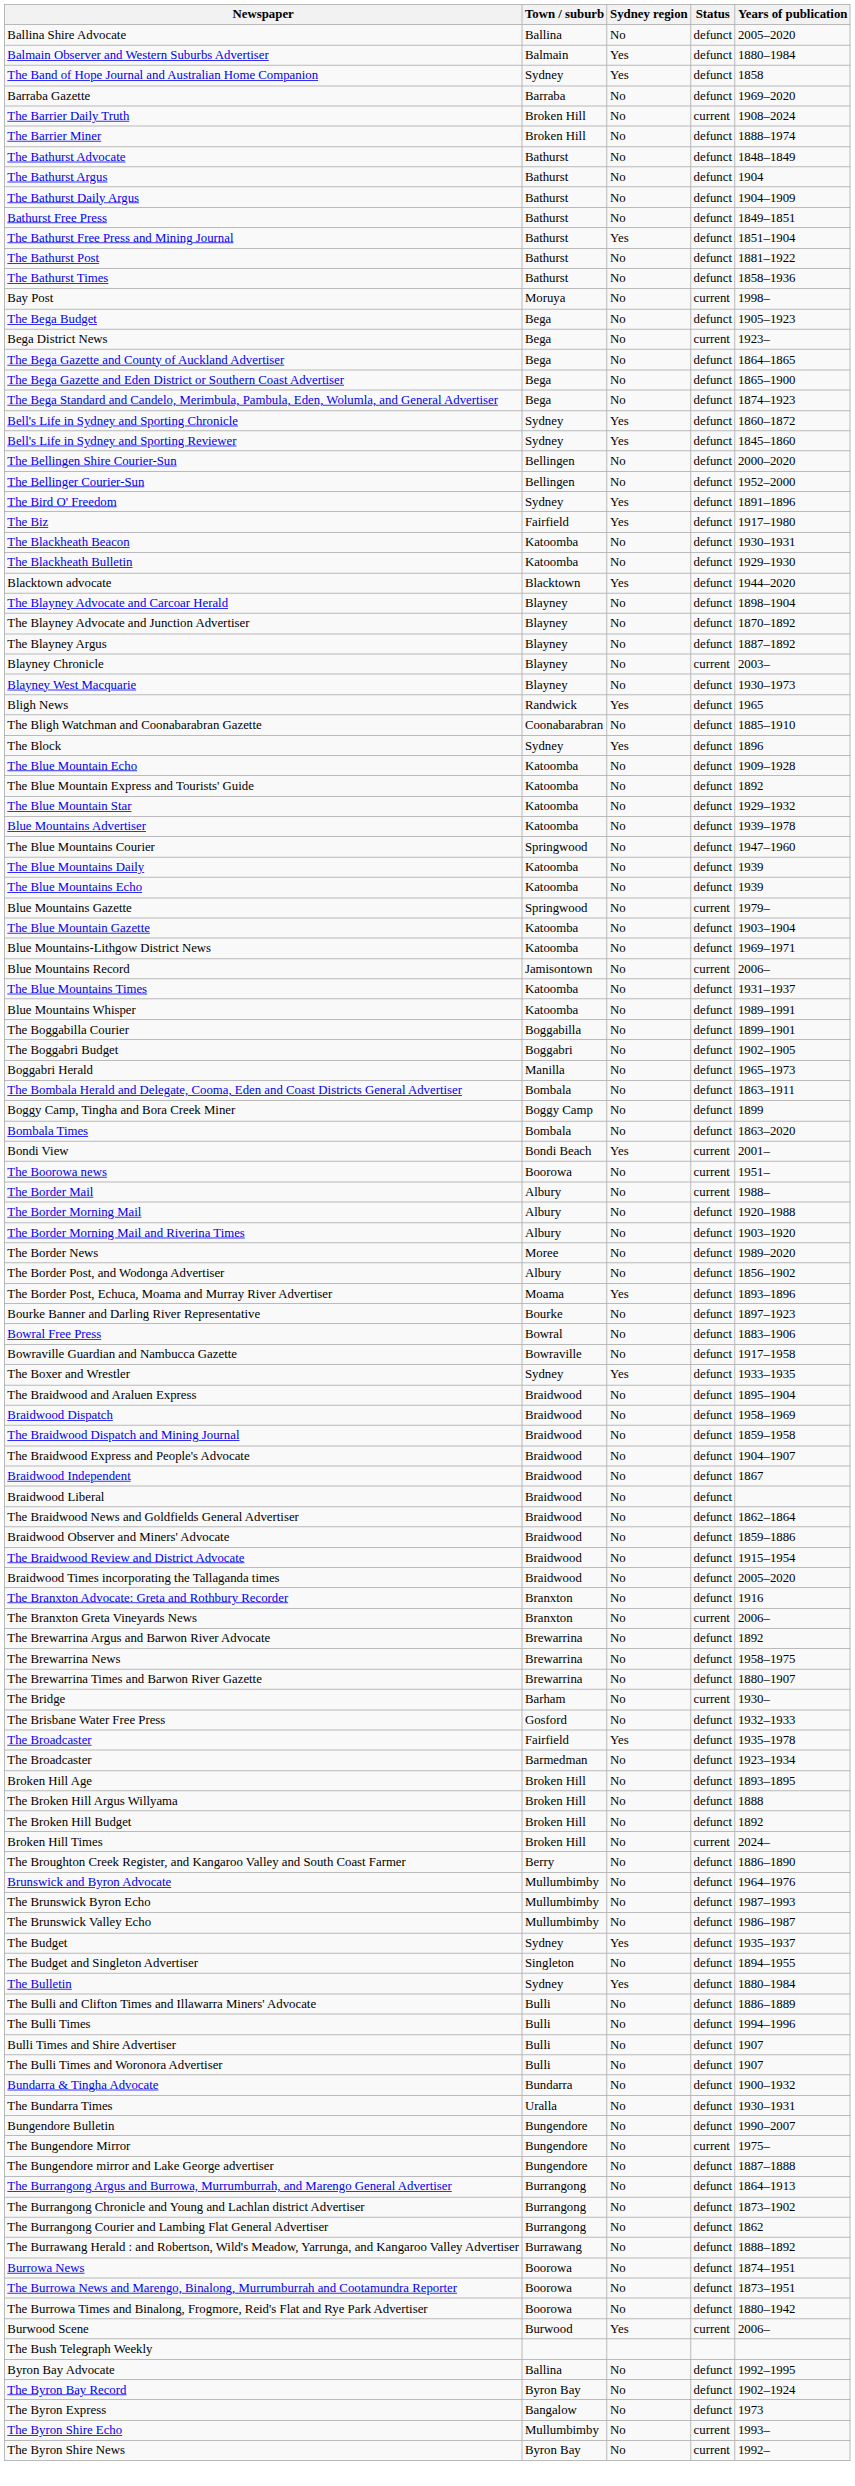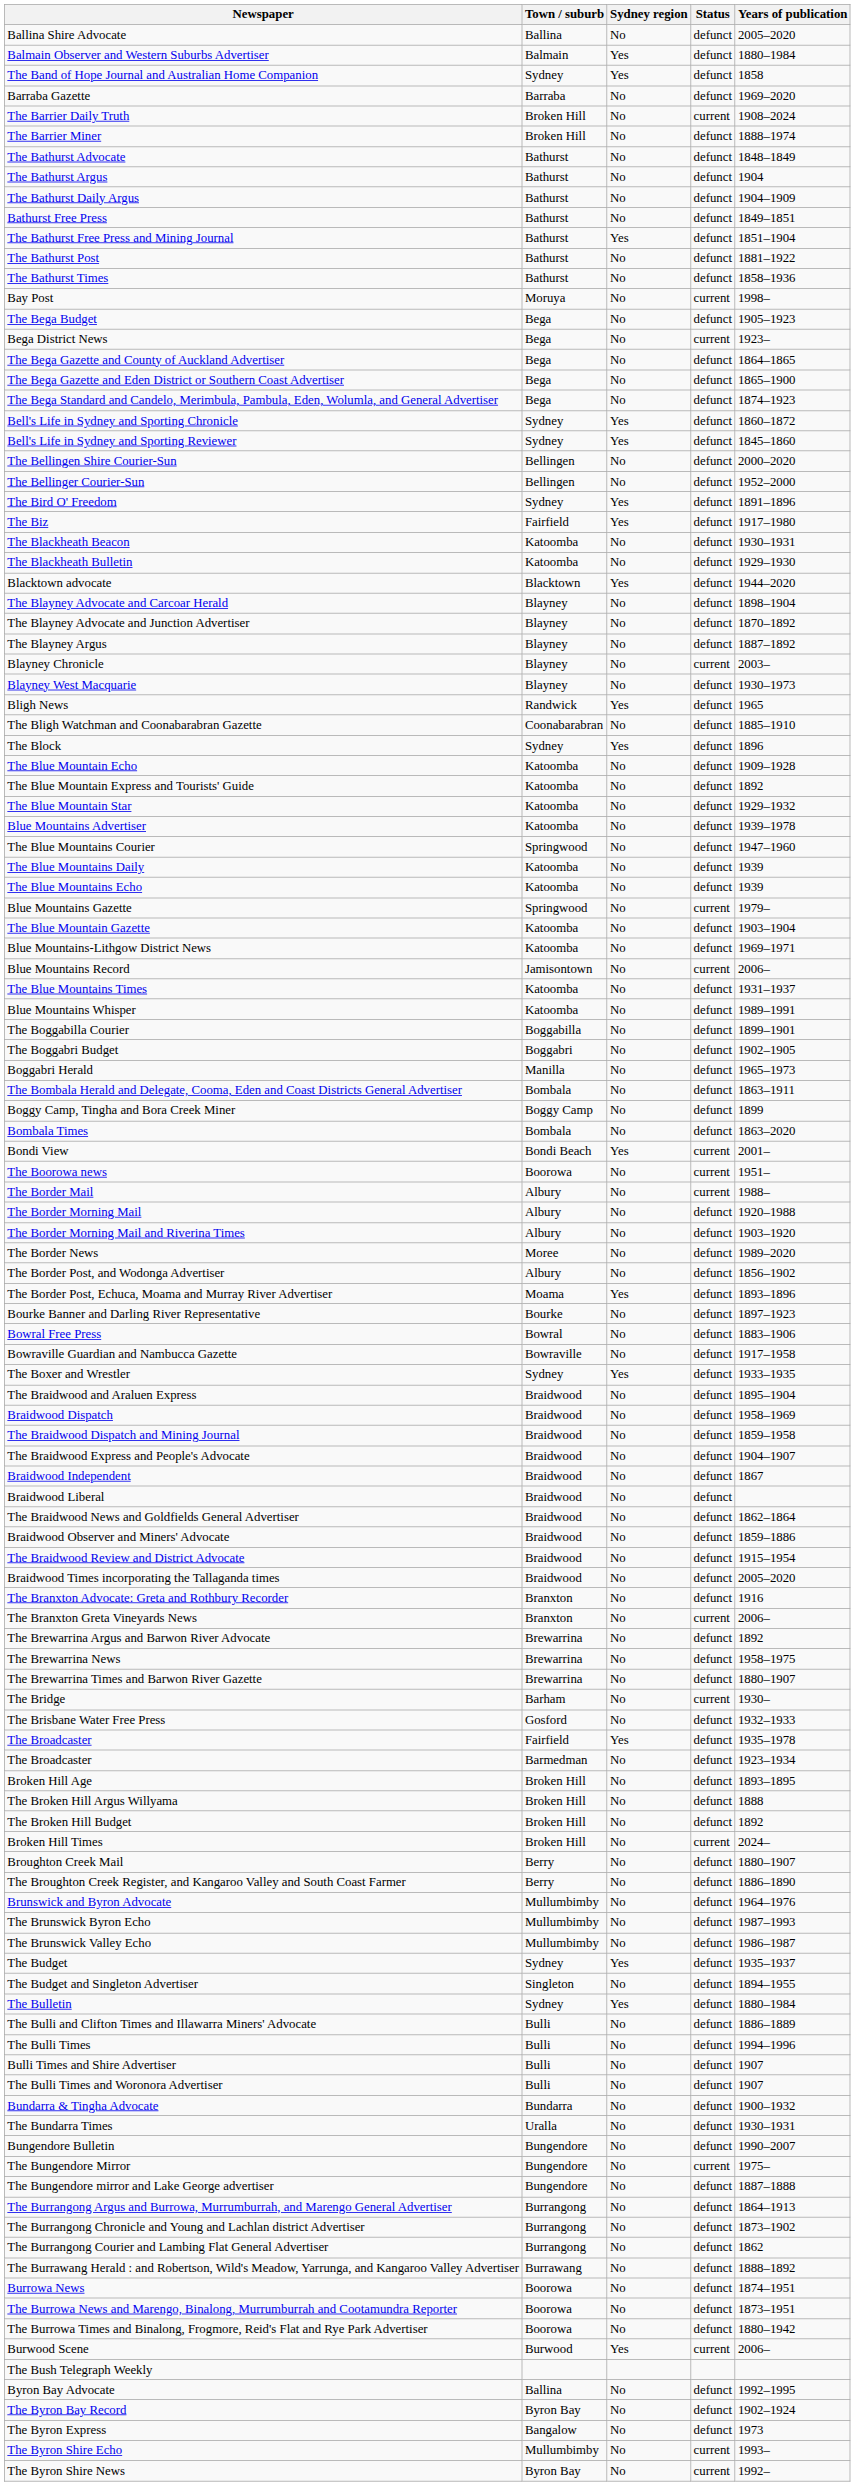+ row: (65, 1861)
